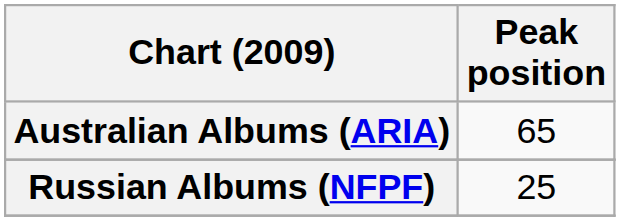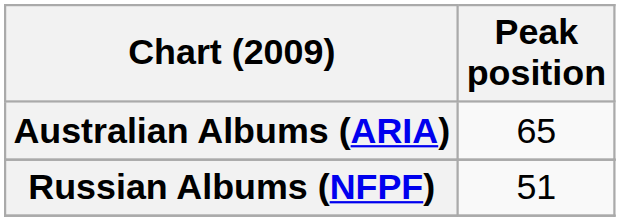(536, 186) 25 -> (536, 186) 51
